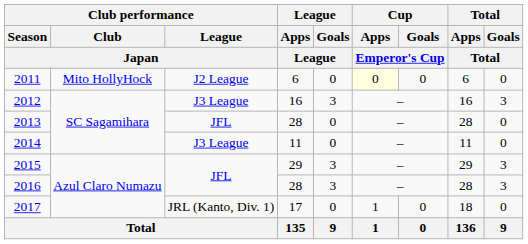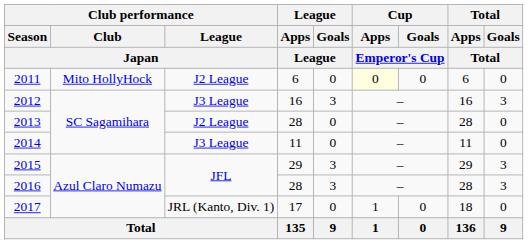(221, 121) JFL -> (221, 121) J2 League
